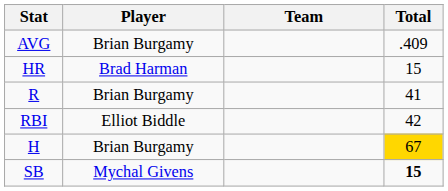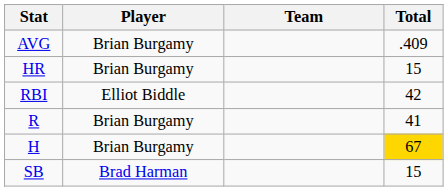(143, 69) Brad Harman -> (143, 69) Brian Burgamy
rows swapped: (34, 120) <-> (34, 95)
(143, 172) Mychal Givens -> (143, 172) Brad Harman
(413, 172) bold -> (413, 172) normal
